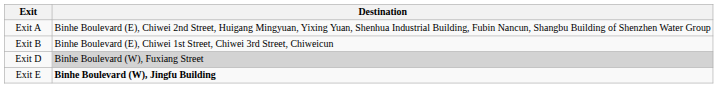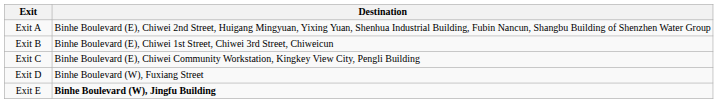+ row: (28, 59)
(129, 59) lightgrey background -> (129, 75) no background
